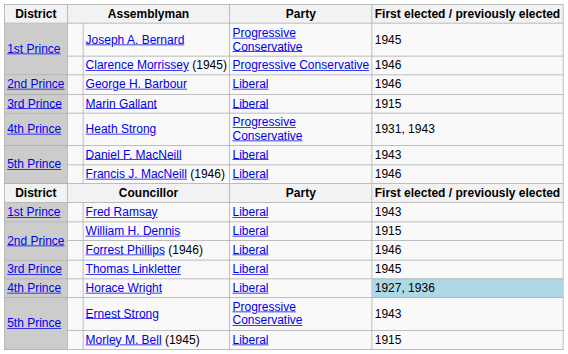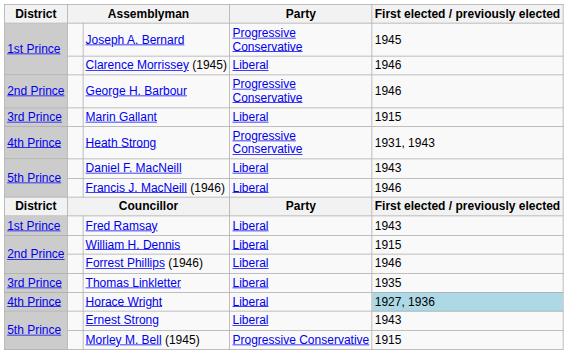(301, 65) Progressive Conservative -> (251, 65) Liberal
(251, 84) Liberal -> (268, 91) Progressive Conservative
(388, 269) 1945 -> (388, 282) 1935
(268, 314) Progressive Conservative -> (251, 320) Liberal
(251, 339) Liberal -> (301, 339) Progressive Conservative
